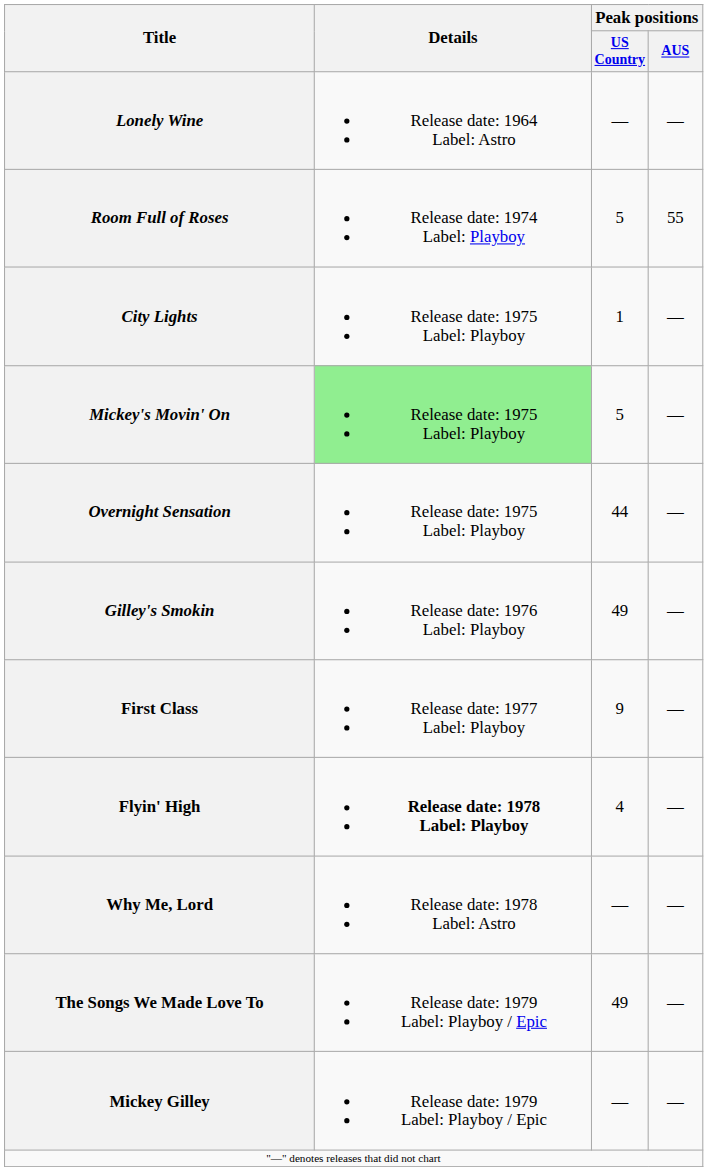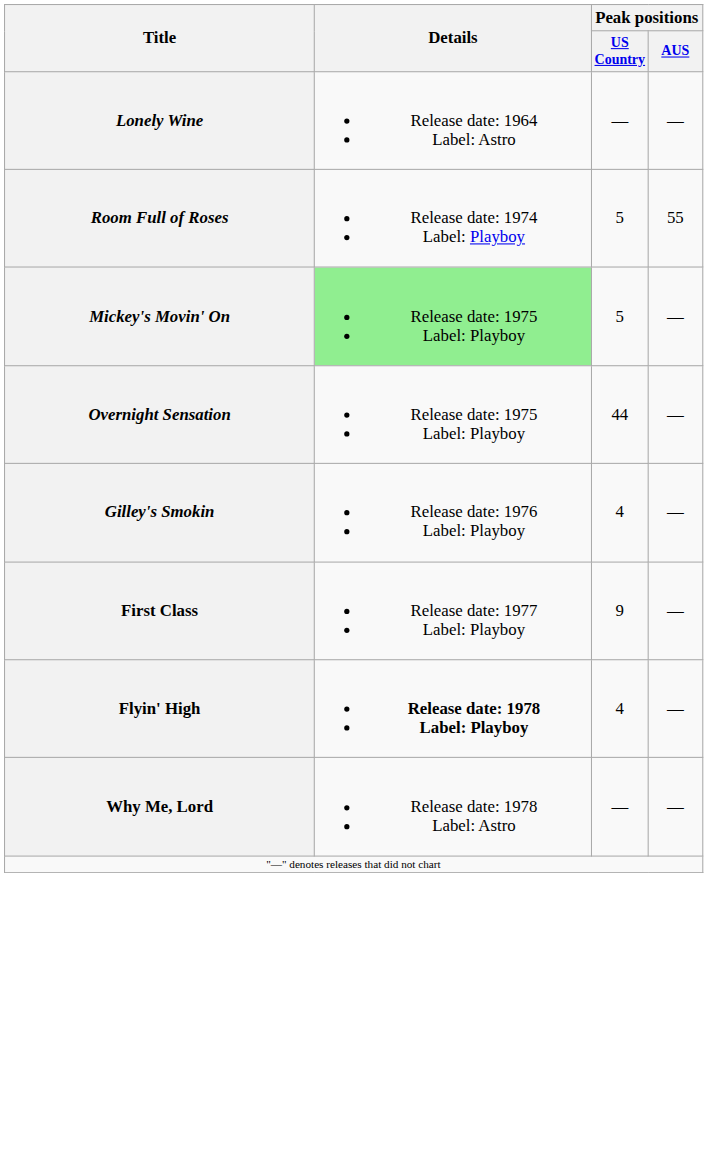- row: (160, 316)
(620, 610) 49 -> (620, 512) 4
- row: (160, 1002)
- row: (160, 1100)
